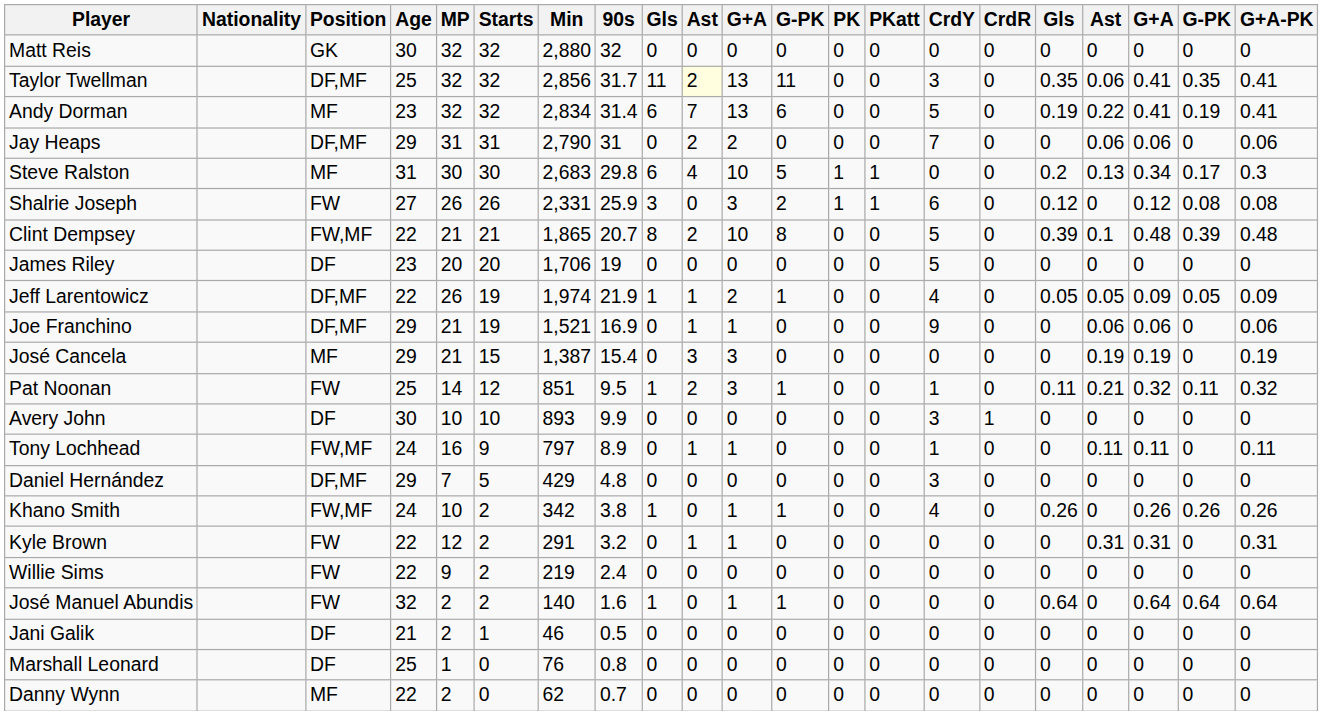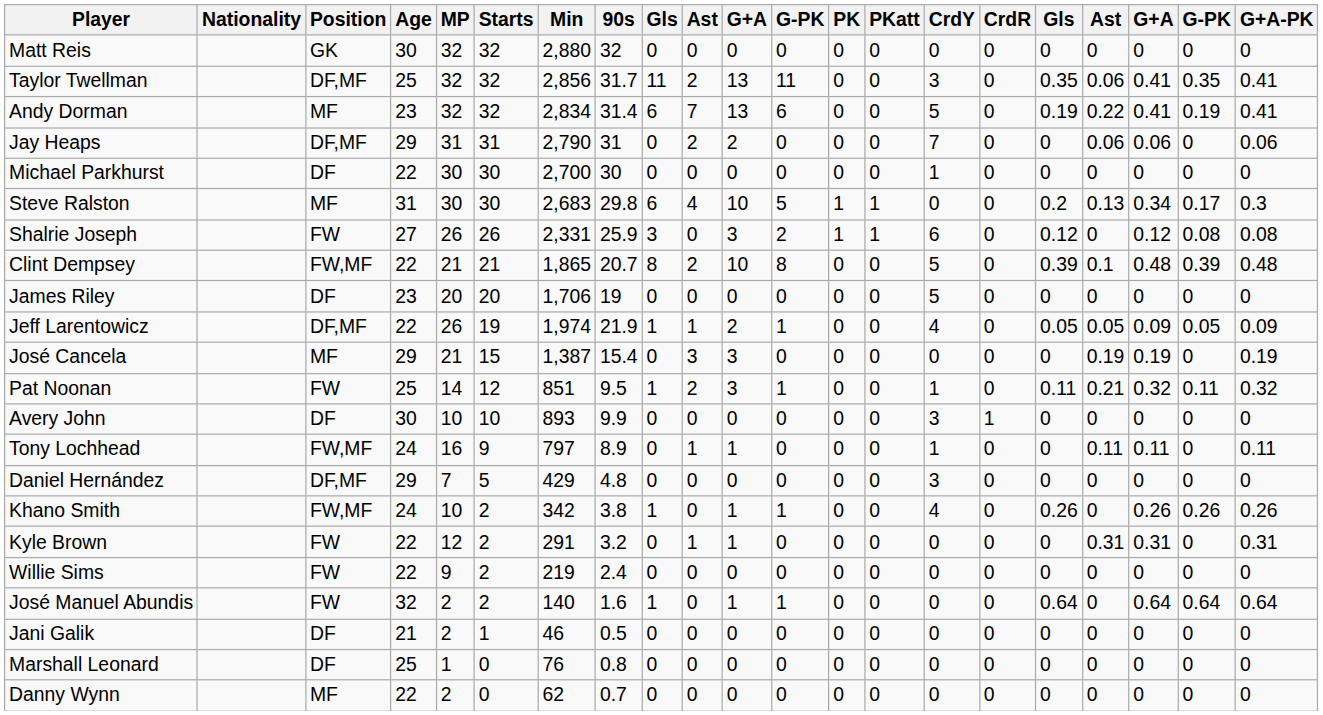(692, 81) lightyellow background -> (692, 81) no background
+ row: (87, 173)
- row: (70, 326)
